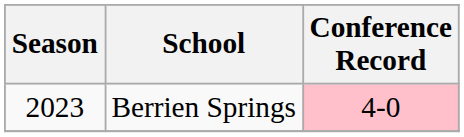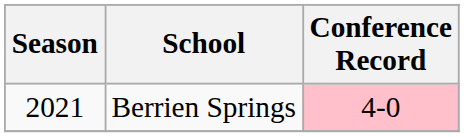(55, 107) 2023 -> (55, 107) 2021
